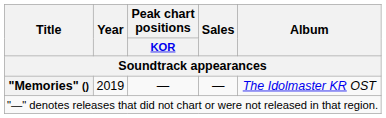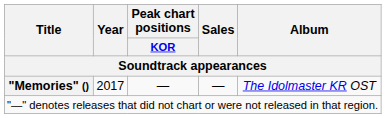(110, 85) 2019 -> (110, 85) 2017
